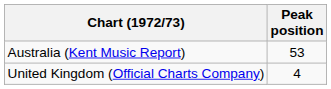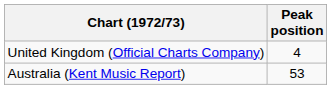rows swapped: (96, 52) <-> (136, 73)
